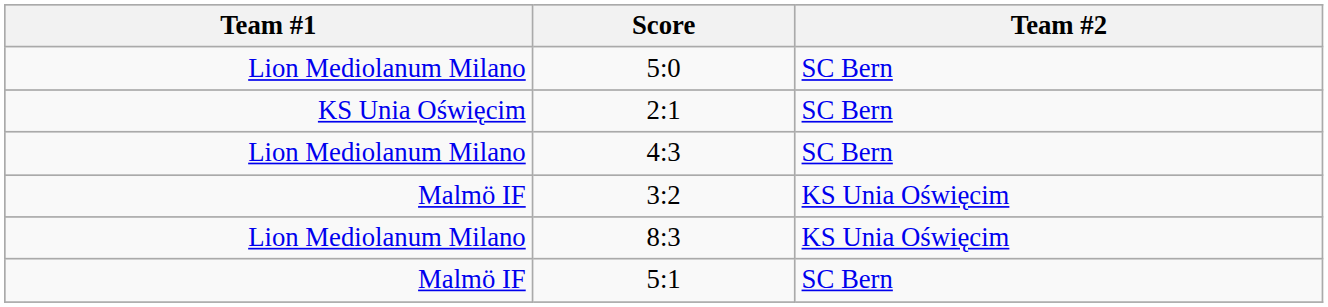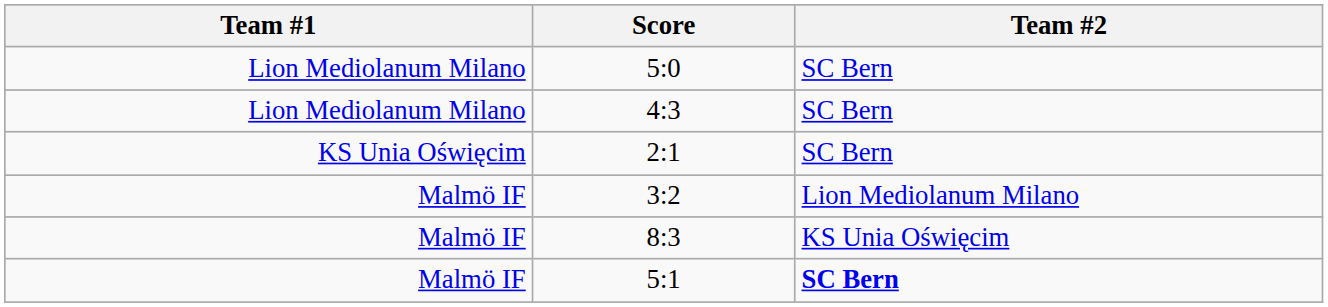rows swapped: (664, 152) <-> (664, 110)
(905, 195) KS Unia Oświęcim -> (940, 195) Lion Mediolanum Milano
(387, 237) Lion Mediolanum Milano -> (472, 237) Malmö IF
(847, 279) normal -> (850, 279) bold
